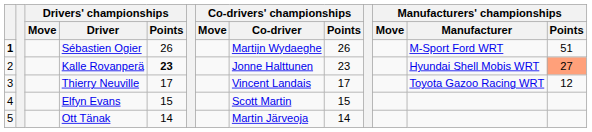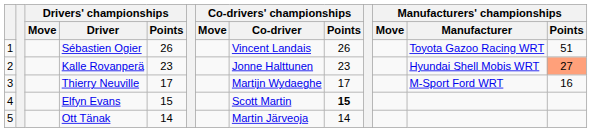(10, 48) bold -> (10, 48) normal
(277, 48) Martijn Wydaeghe -> (271, 48) Vincent Landais
(456, 48) M-Sport Ford WRT -> (477, 48) Toyota Gazoo Racing WRT
(166, 66) bold -> (166, 66) normal
(271, 83) Vincent Landais -> (277, 83) Martijn Wydaeghe
(477, 83) Toyota Gazoo Racing WRT -> (456, 83) M-Sport Ford WRT
(567, 83) 12 -> (567, 83) 16
(344, 101) normal -> (344, 101) bold
